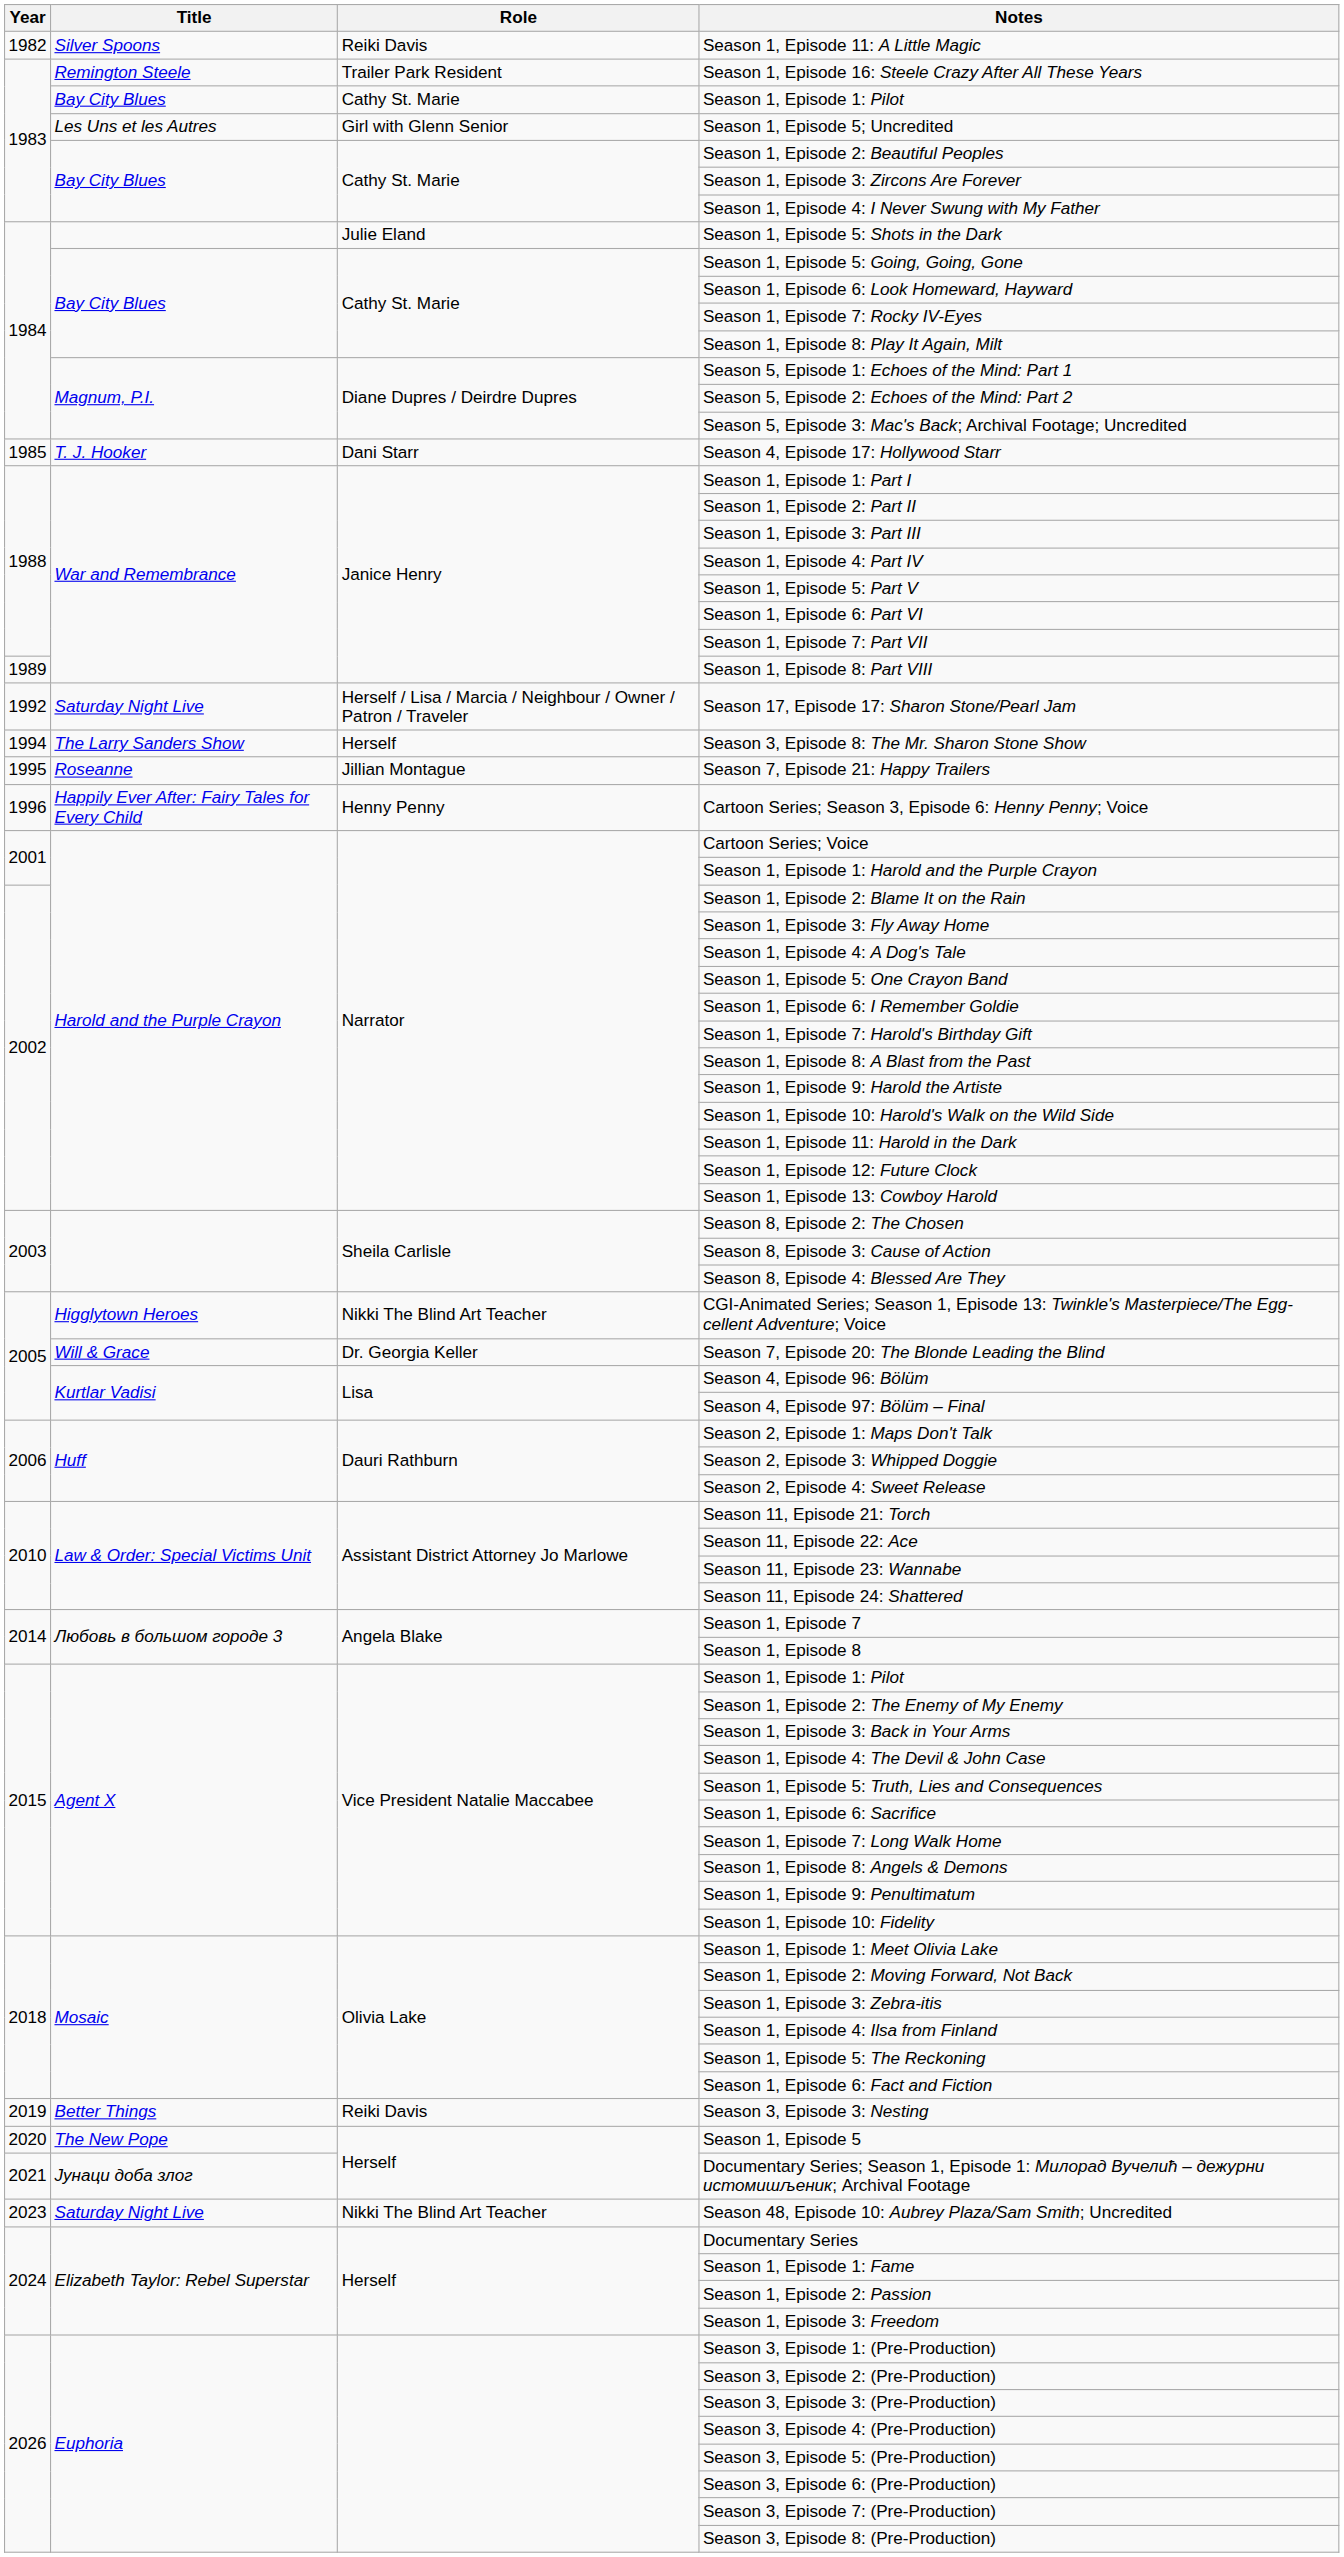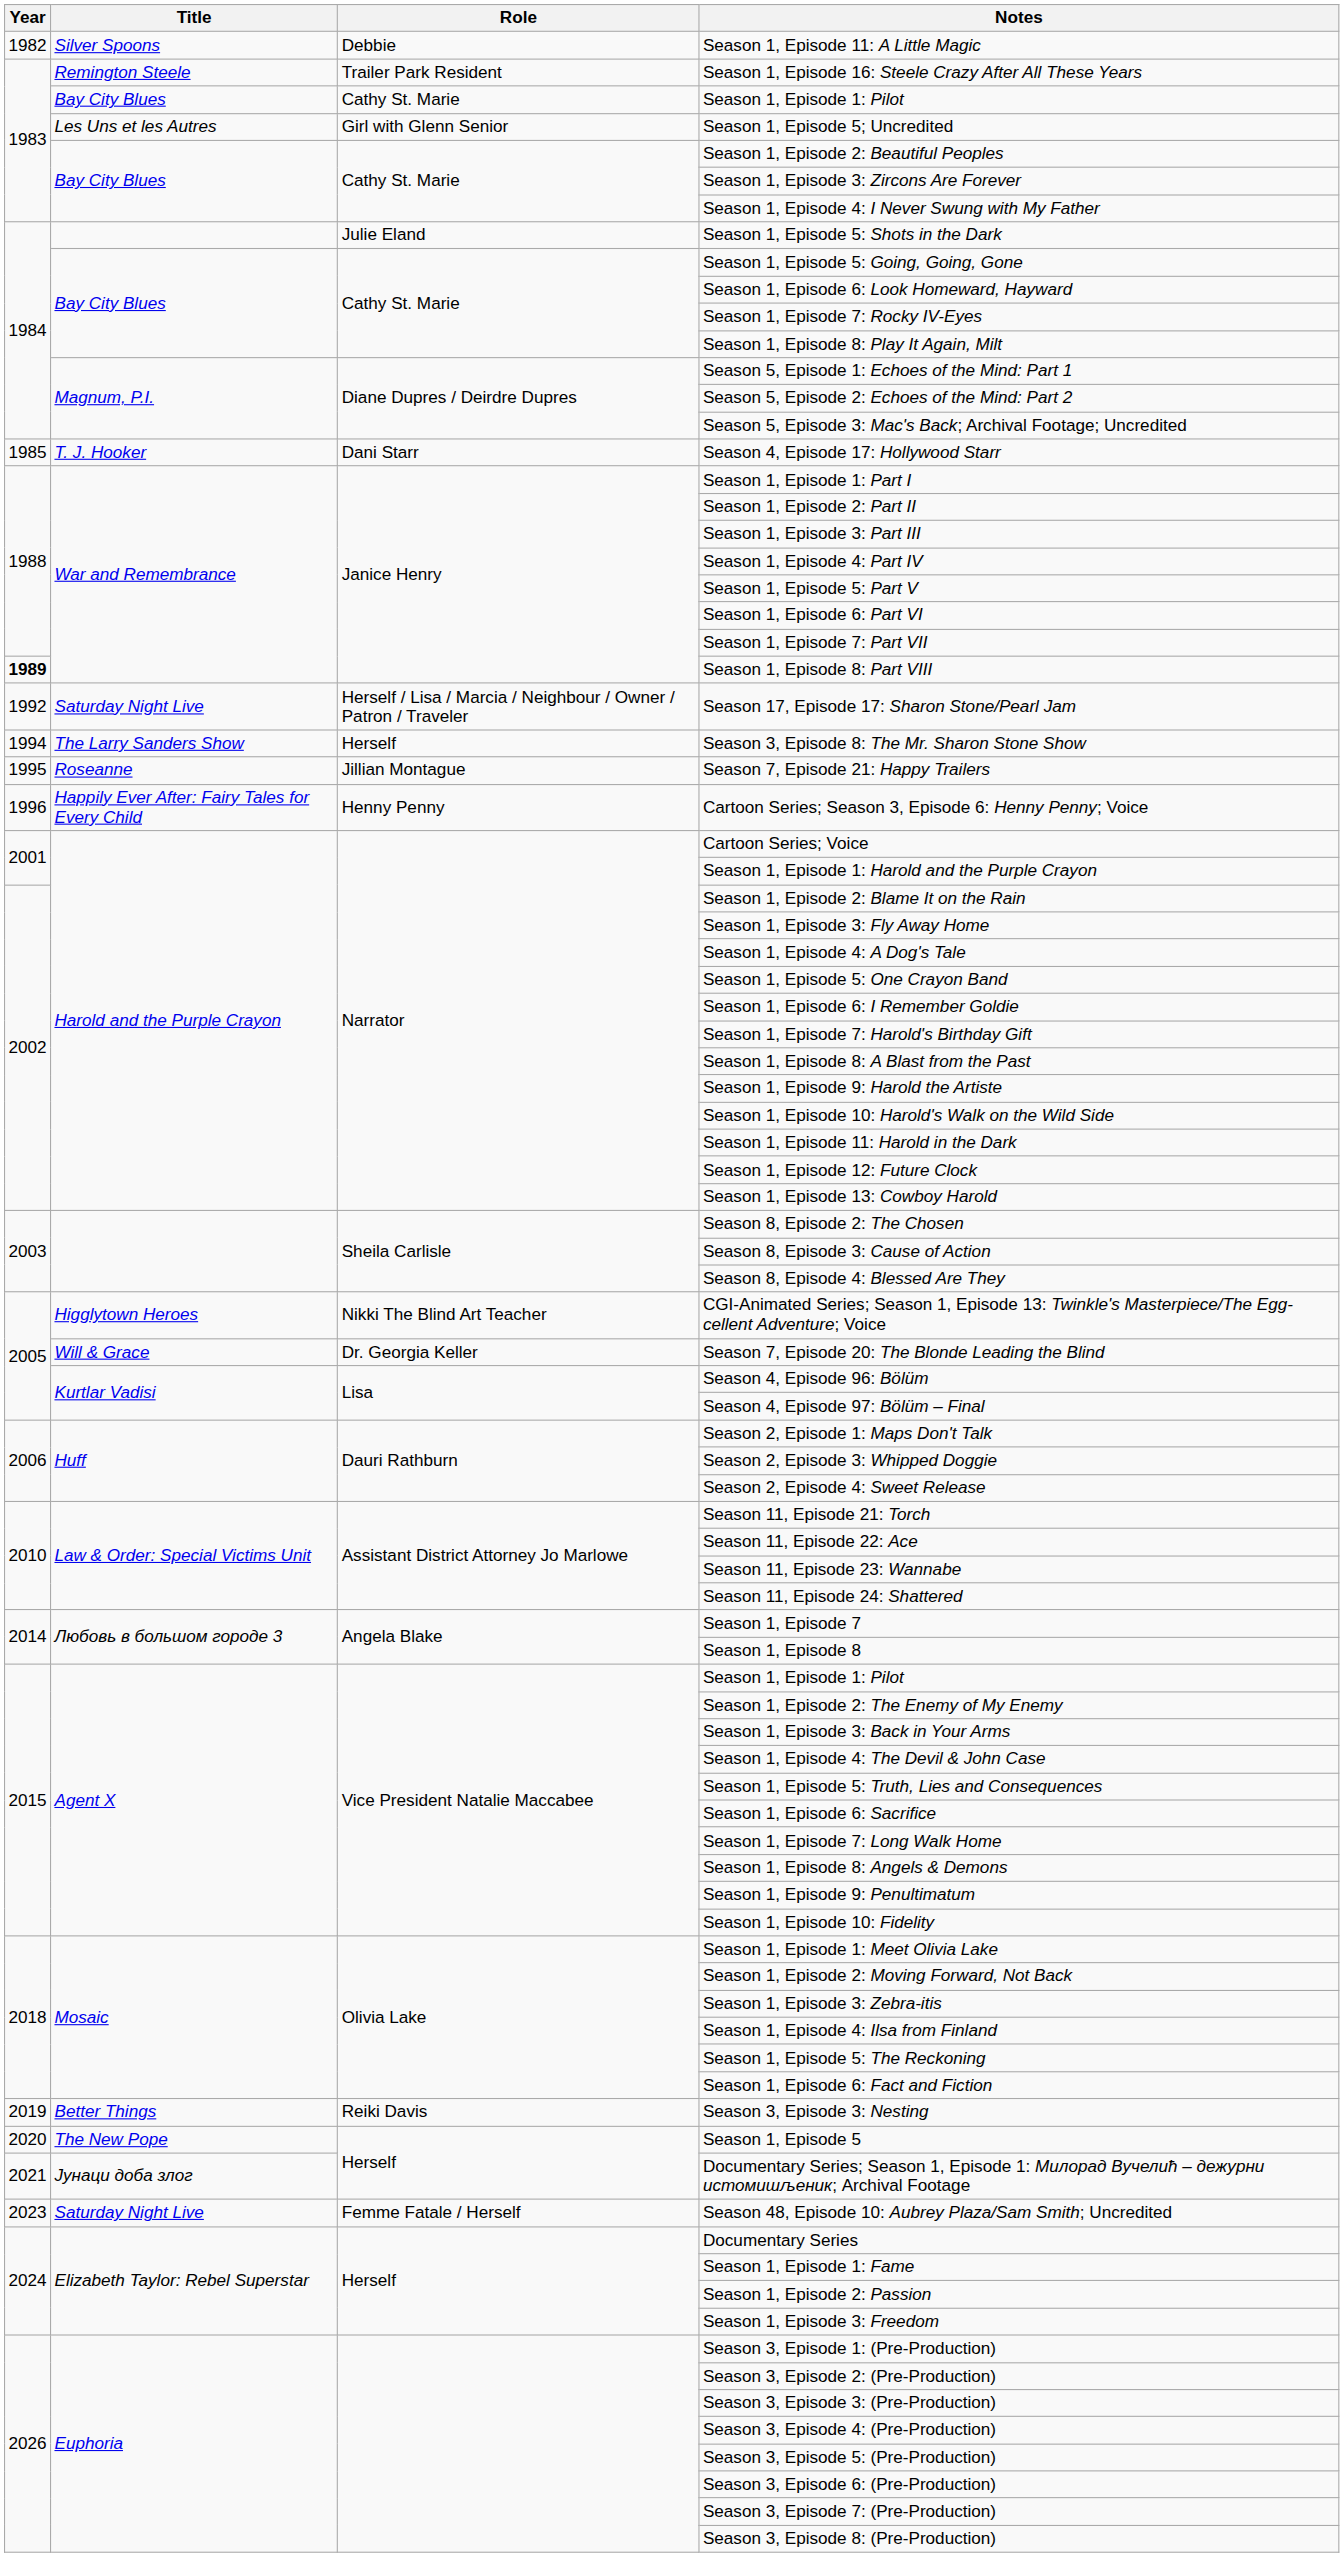(385, 45) Reiki Davis -> (369, 45) Debbie
(28, 669) normal -> (28, 669) bold
(444, 2212) Nikki The Blind Art Teacher -> (431, 2212) Femme Fatale / Herself
